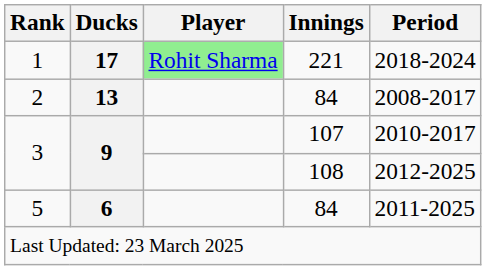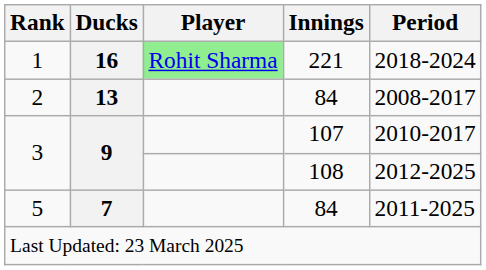(107, 60) 17 -> (107, 60) 16
(107, 208) 6 -> (107, 208) 7
